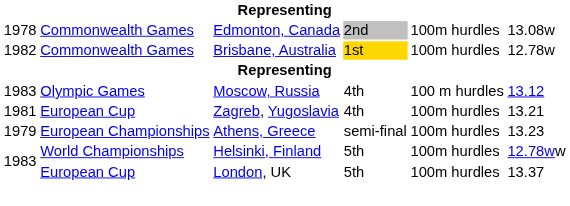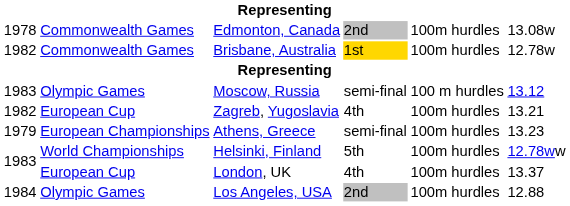(354, 91) 4th -> (375, 91) semi-final
(20, 111) 1981 -> (20, 111) 1982
(354, 172) 5th -> (354, 172) 4th
+ row: (273, 192)
